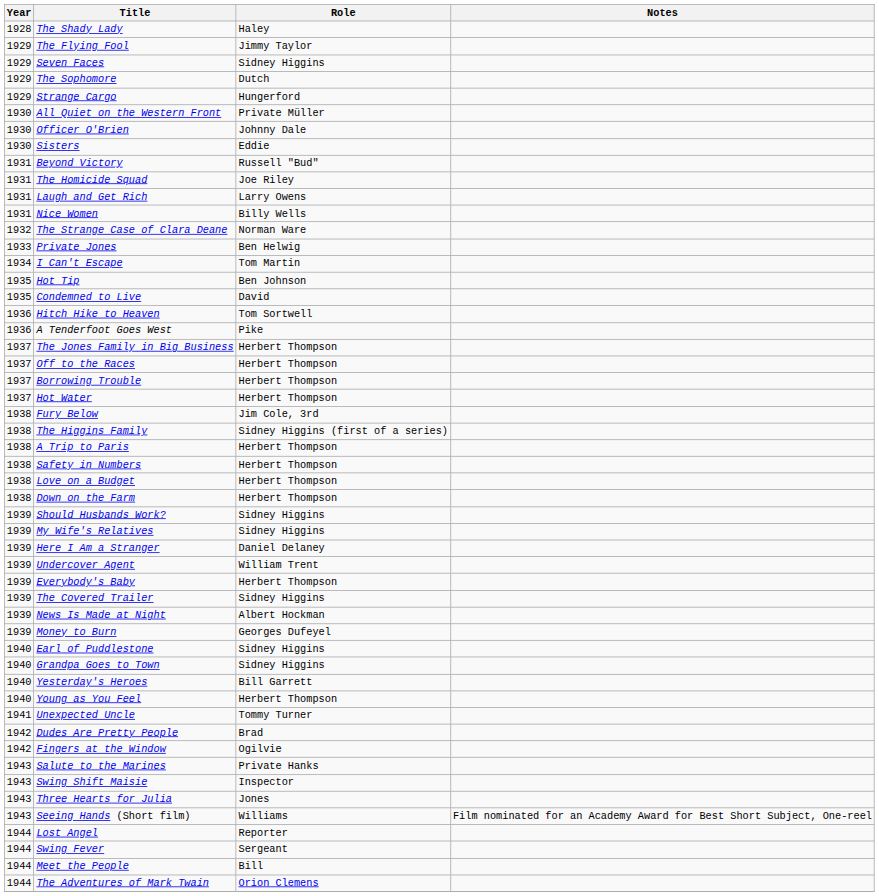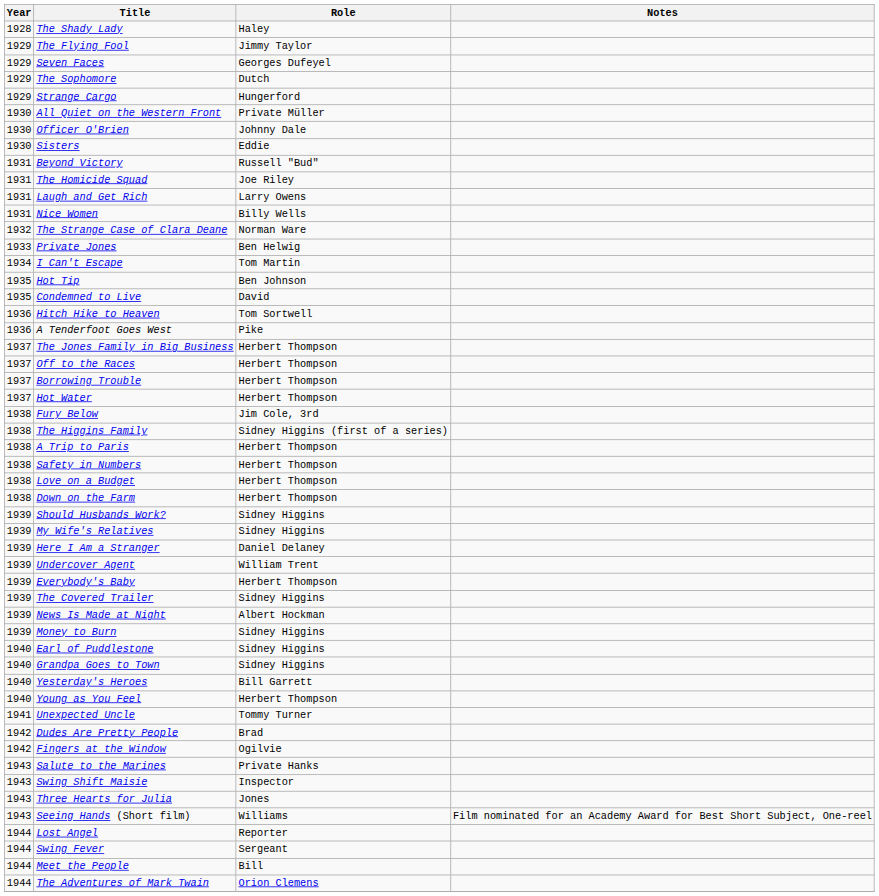(282, 63) Sidney Higgins -> (285, 63) Georges Dufeyel
(285, 632) Georges Dufeyel -> (282, 632) Sidney Higgins
